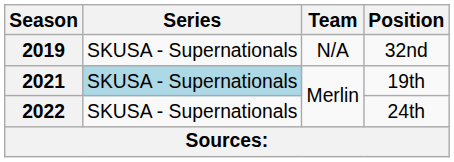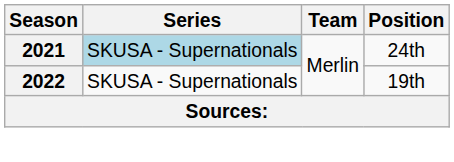- row: (44, 50)
(406, 80) 19th -> (406, 50) 24th
(406, 111) 24th -> (406, 80) 19th
